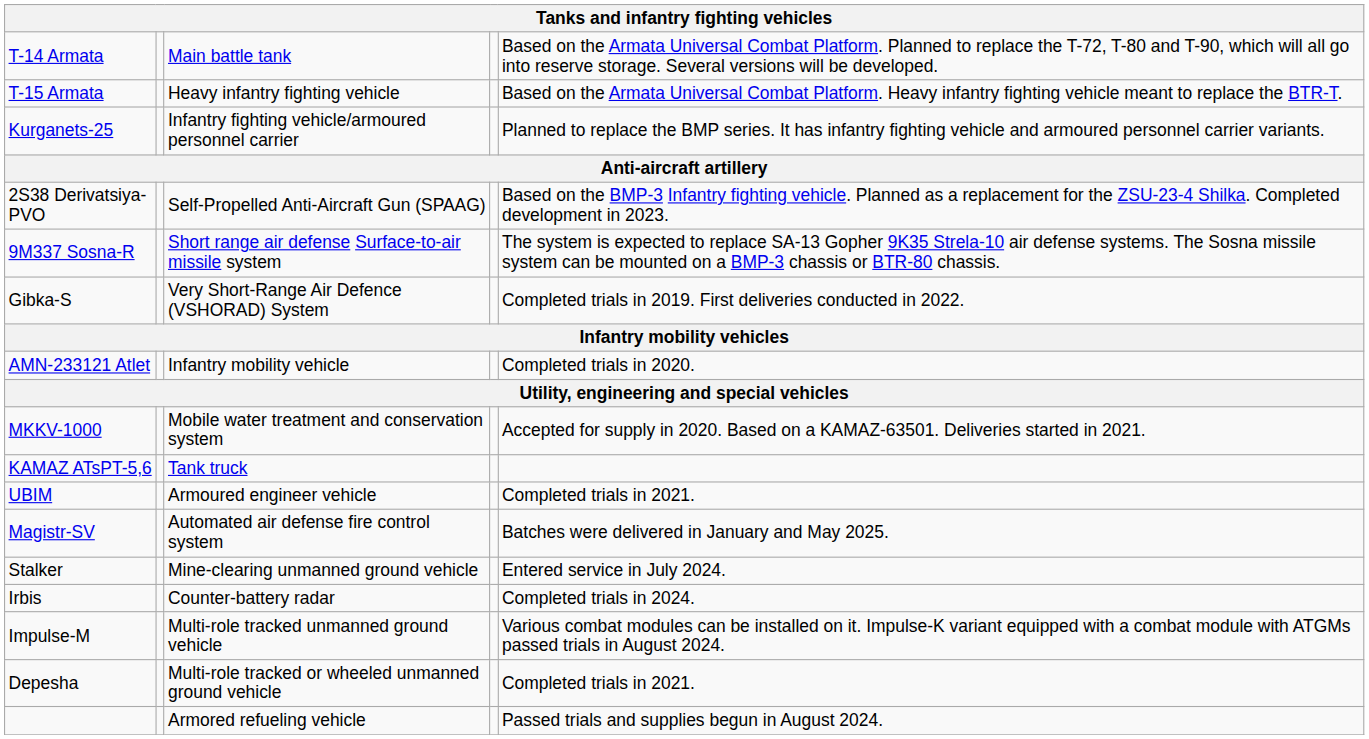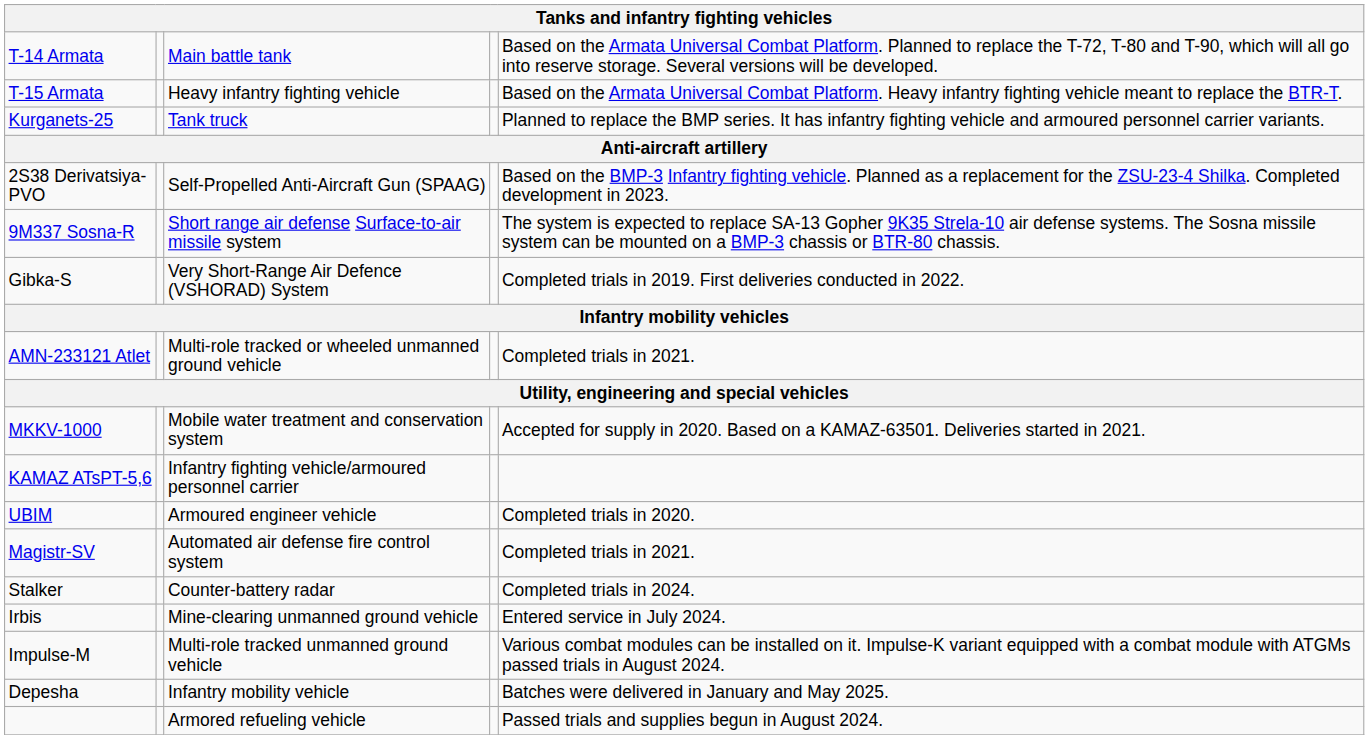(297, 130) Infantry fighting vehicle/armoured personnel carrier -> (208, 120) Tank truck
(259, 365) Infantry mobility vehicle -> (324, 355) Multi-role tracked or wheeled unmanned ground vehicle
(598, 365) Completed trials in 2020. -> (598, 355) Completed trials in 2021.
(208, 467) Tank truck -> (297, 477) Infantry fighting vehicle/armoured personnel carrier
(598, 495) Completed trials in 2021. -> (598, 515) Completed trials in 2020.
(695, 533) Batches were delivered in January and May 2025. -> (598, 552) Completed trials in 2021.
(323, 570) Mine-clearing unmanned ground vehicle -> (251, 590) Counter-battery radar
(614, 570) Entered service in July 2024. -> (598, 590) Completed trials in 2024.
(251, 598) Counter-battery radar -> (323, 617) Mine-clearing unmanned ground vehicle
(598, 598) Completed trials in 2024. -> (614, 617) Entered service in July 2024.
(324, 682) Multi-role tracked or wheeled unmanned ground vehicle -> (259, 692) Infantry mobility vehicle
(598, 682) Completed trials in 2021. -> (695, 692) Batches were delivered in January and May 2025.
